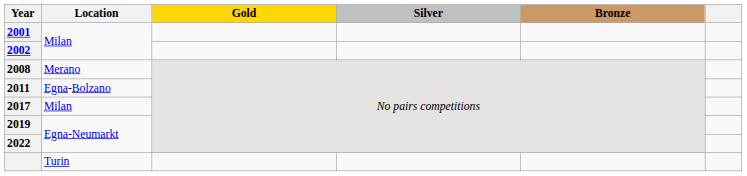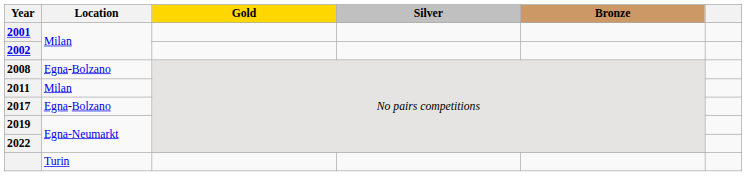(62, 69) Merano -> (77, 69) Egna-Bolzano
(77, 87) Egna-Bolzano -> (58, 87) Milan
(58, 106) Milan -> (77, 106) Egna-Bolzano
